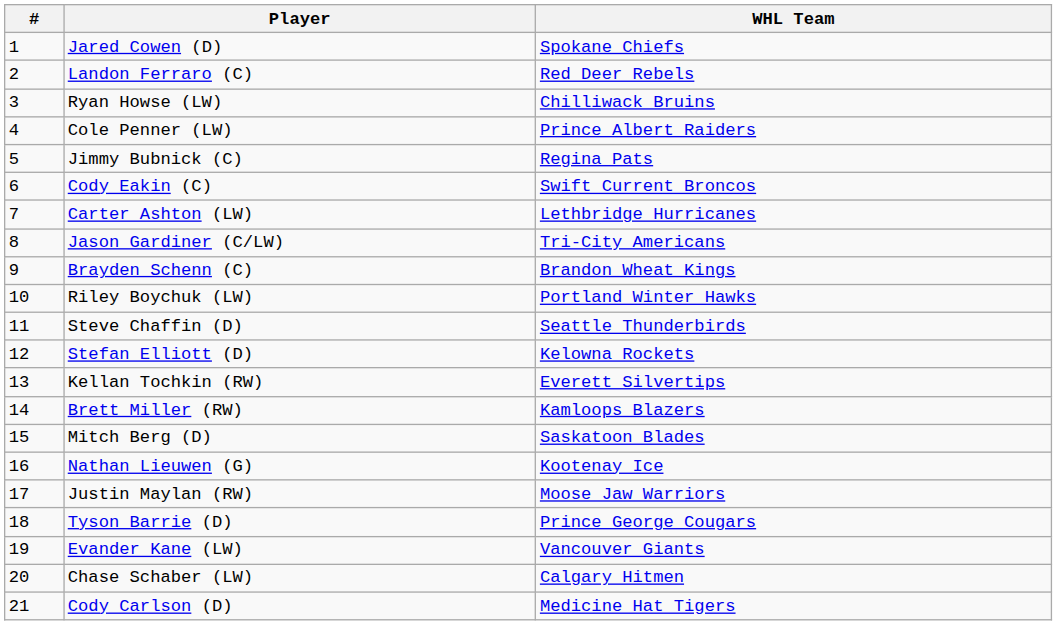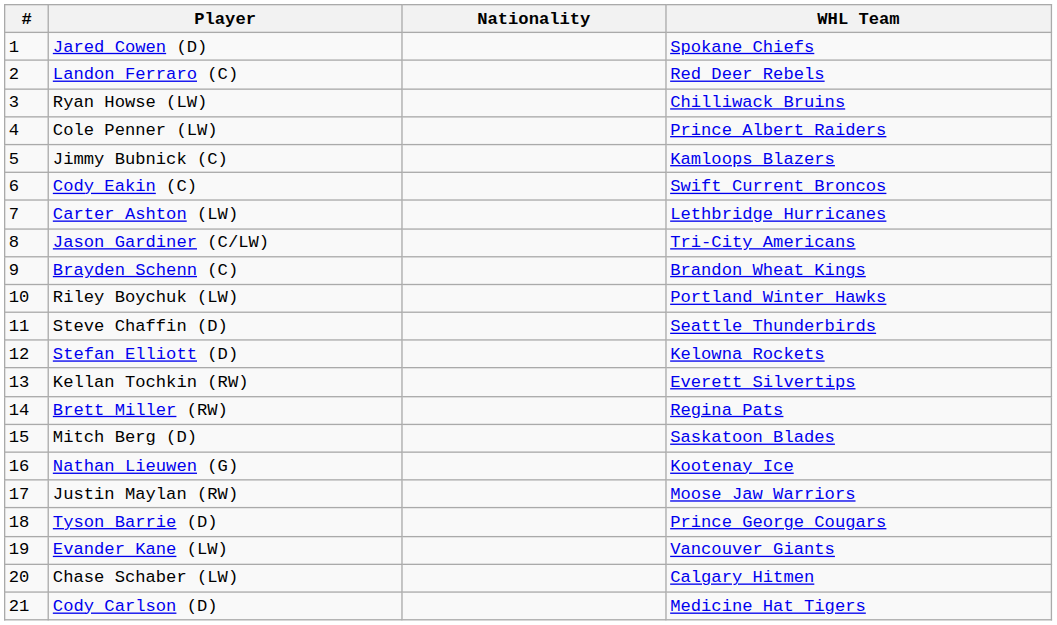+ column: (534, 19)
(597, 158) Regina Pats -> (753, 158) Kamloops Blazers
(622, 410) Kamloops Blazers -> (727, 410) Regina Pats
